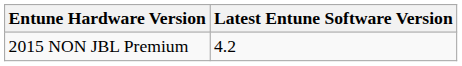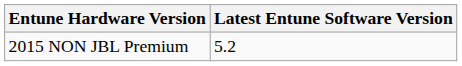(225, 46) 4.2 -> (225, 46) 5.2
